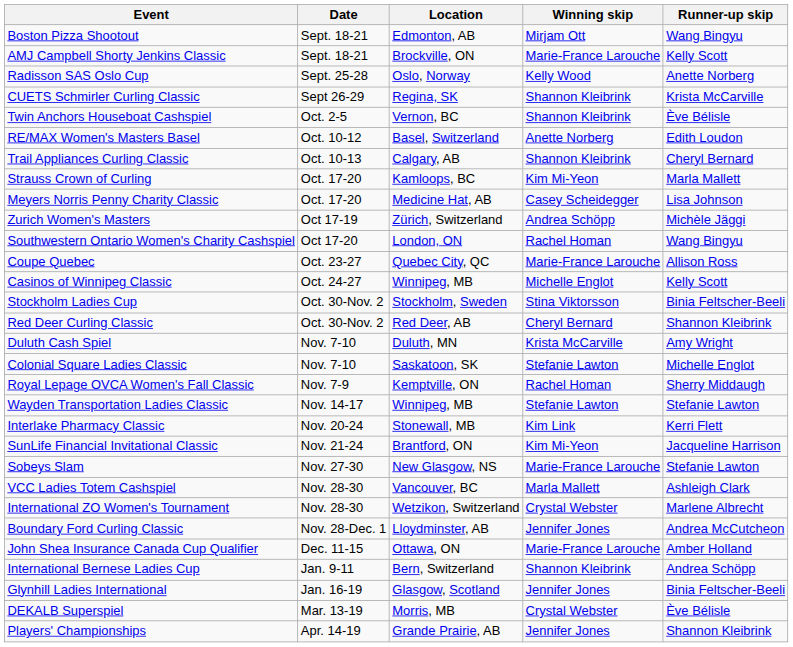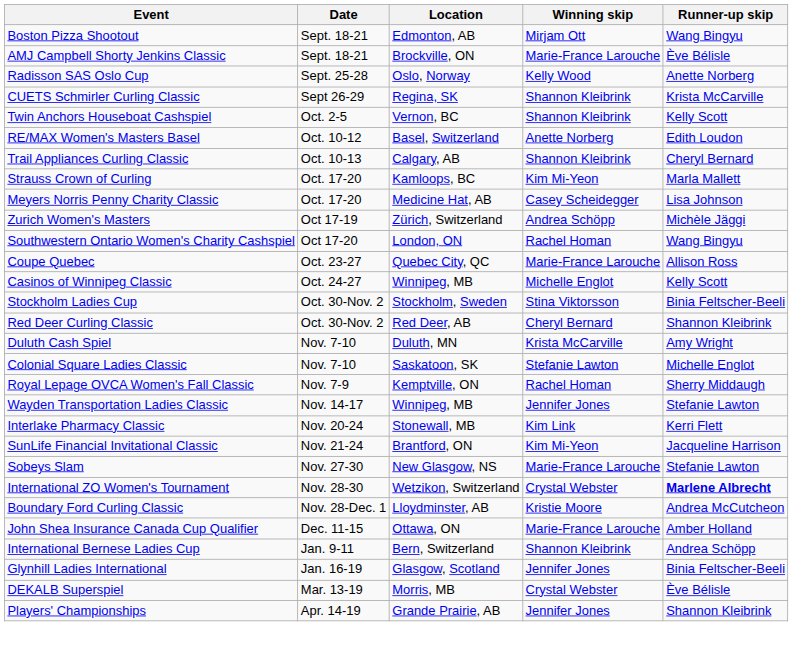(697, 55) Kelly Scott -> (698, 55) Ève Bélisle
(698, 117) Ève Bélisle -> (697, 117) Kelly Scott
(572, 405) Stefanie Lawton -> (568, 405) Jennifer Jones
- row: (92, 487)
(715, 508) normal -> (719, 487) bold
(568, 528) Jennifer Jones -> (564, 508) Kristie Moore
